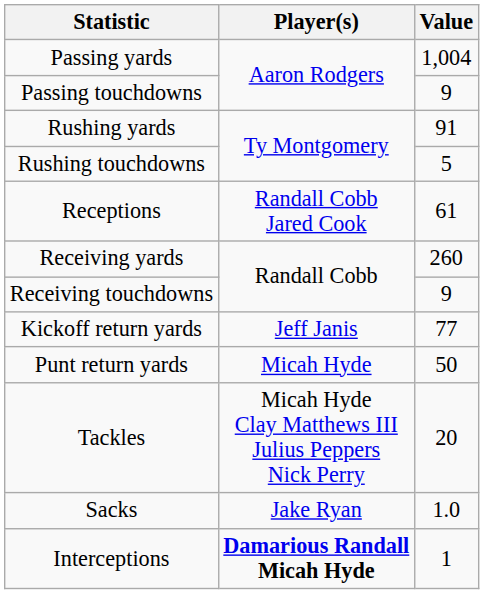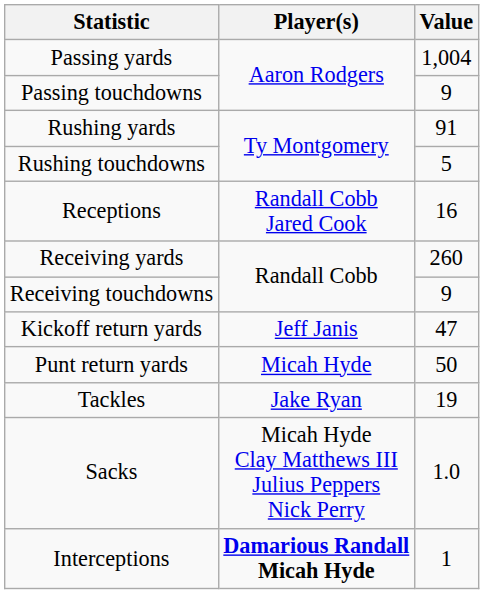(446, 211) 61 -> (446, 211) 16
(446, 329) 77 -> (446, 329) 47
(316, 437) Micah Hyde Clay Matthews III Julius Peppers Nick Perry -> (316, 399) Jake Ryan
(446, 437) 20 -> (446, 399) 19
(316, 510) Jake Ryan -> (316, 472) Micah Hyde Clay Matthews III Julius Peppers Nick Perry
